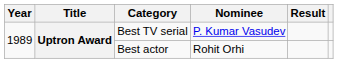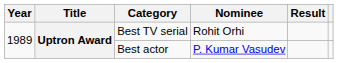(239, 31) P. Kumar Vasudev -> (218, 31) Rohit Orhi
(218, 49) Rohit Orhi -> (239, 49) P. Kumar Vasudev
